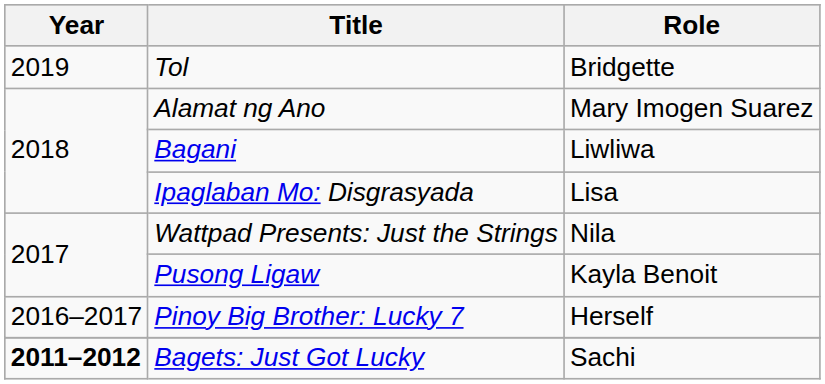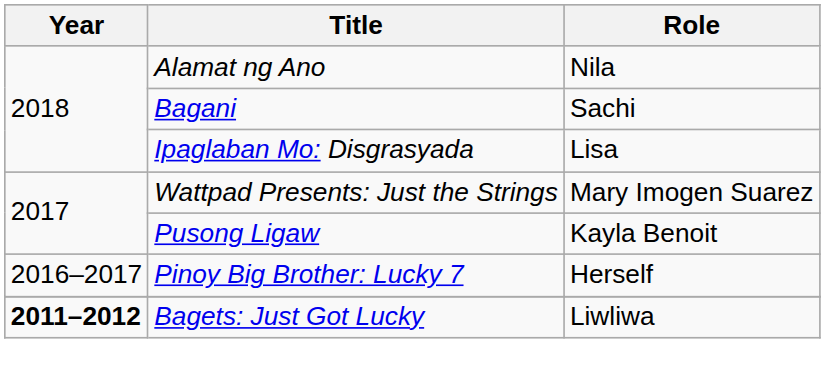- row: (171, 66)
(692, 108) Mary Imogen Suarez -> (593, 66) Nila
(612, 150) Liwliwa -> (603, 108) Sachi
(593, 233) Nila -> (692, 191) Mary Imogen Suarez
(603, 358) Sachi -> (612, 316) Liwliwa
